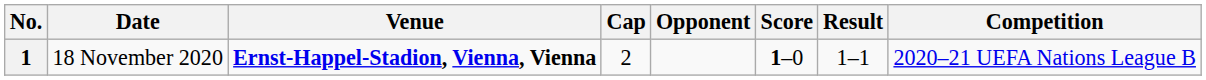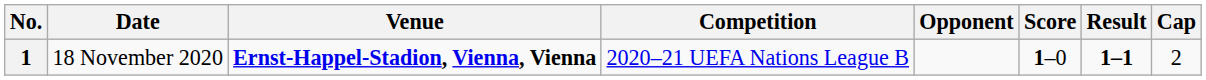columns swapped: (626, 22) <-> (1045, 22)
(853, 57) normal -> (1116, 57) bold
